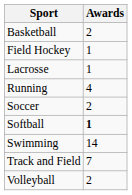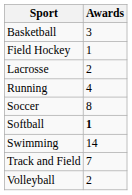(89, 32) 2 -> (89, 32) 3
(89, 69) 1 -> (89, 69) 2
(89, 106) 2 -> (89, 106) 8
